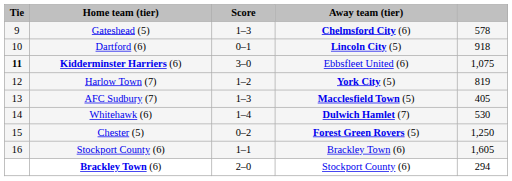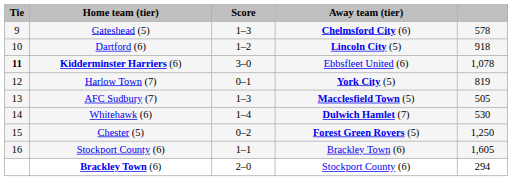(243, 47) 0–1 -> (243, 47) 1–2
(482, 64) 1,075 -> (482, 64) 1,078
(243, 81) 1–2 -> (243, 81) 0–1
(482, 98) 405 -> (482, 98) 505
